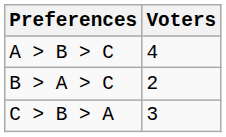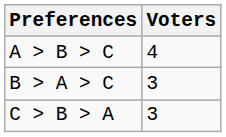(152, 84) 2 -> (152, 84) 3
